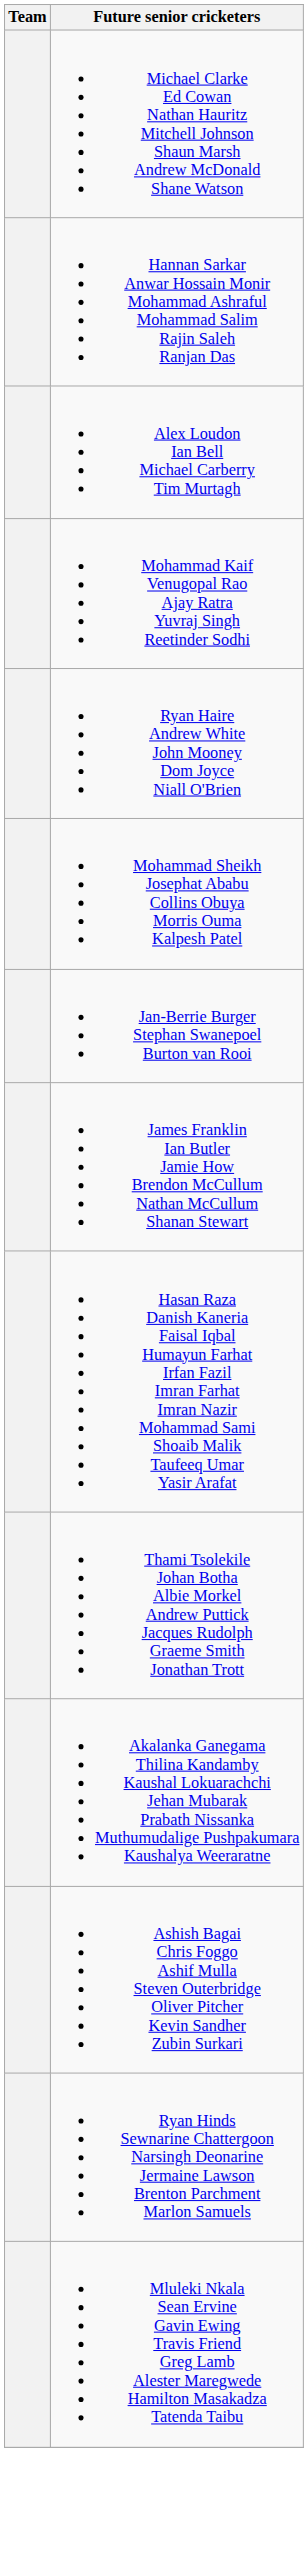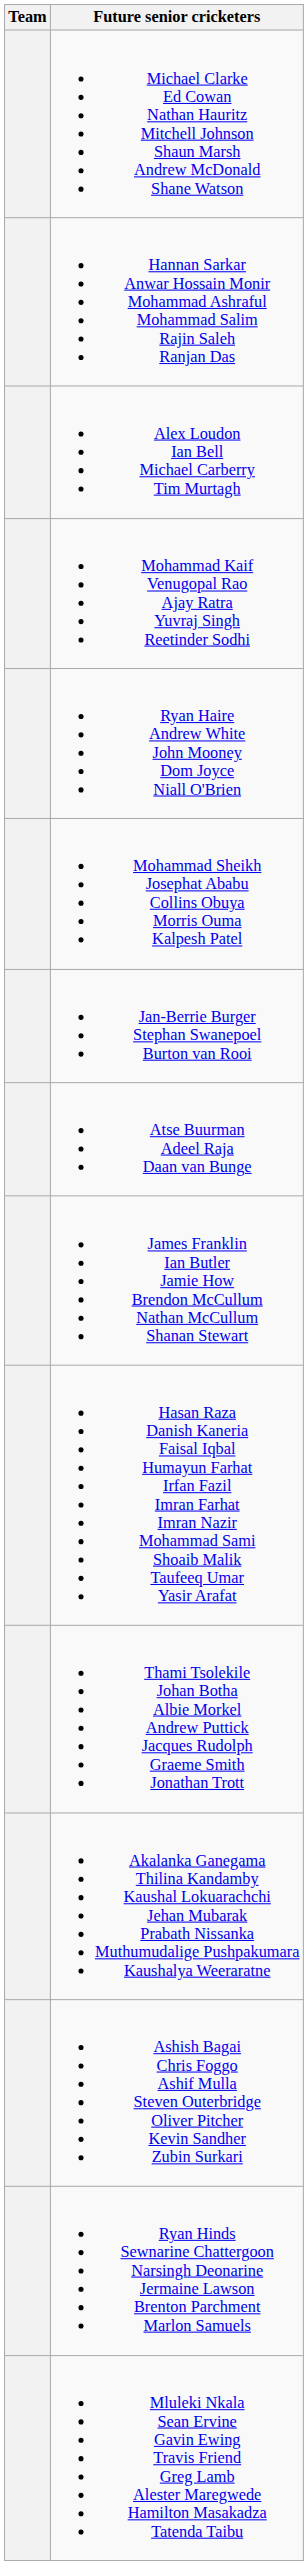+ row: (177, 1149)
